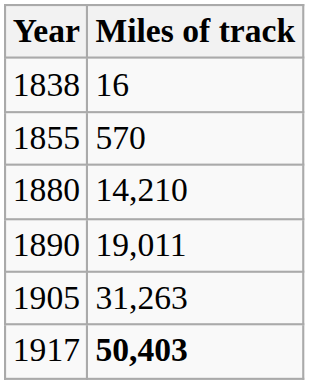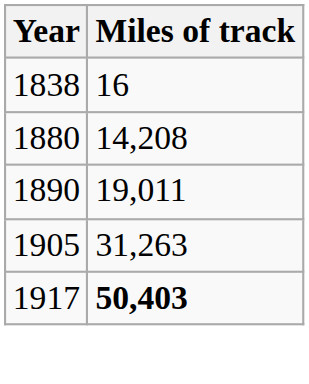- row: (46, 137)
(142, 191) 14,210 -> (142, 137) 14,208
